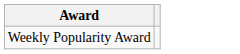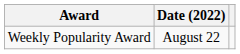+ column: (191, 15)
